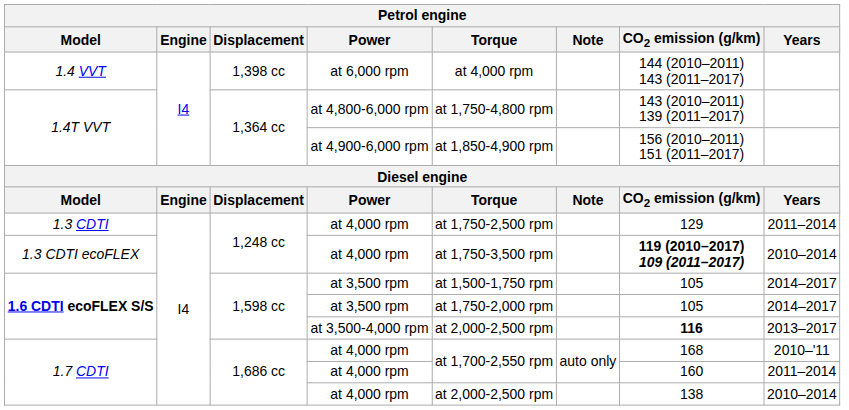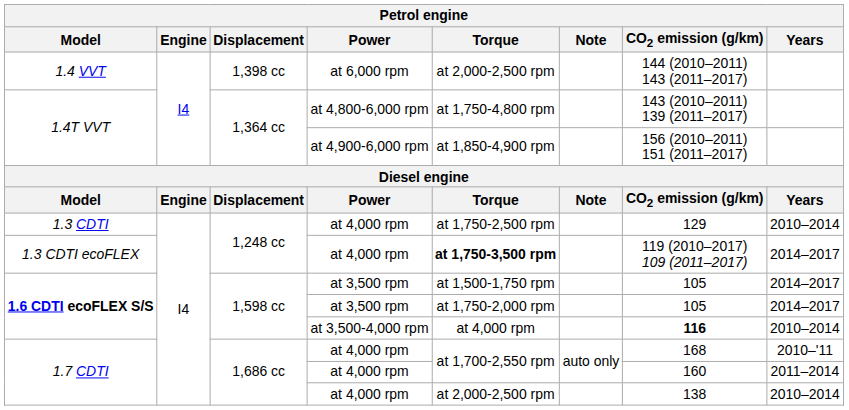(494, 72) at 4,000 rpm -> (496, 72) at 2,000-2,500 rpm
(802, 224) 2011–2014 -> (805, 224) 2010–2014
(494, 254) normal -> (496, 254) bold
(692, 254) bold -> (695, 254) normal
(802, 254) 2010–2014 -> (805, 254) 2014–2017
(494, 328) at 2,000-2,500 rpm -> (496, 328) at 4,000 rpm
(802, 328) 2013–2017 -> (805, 328) 2010–2014
